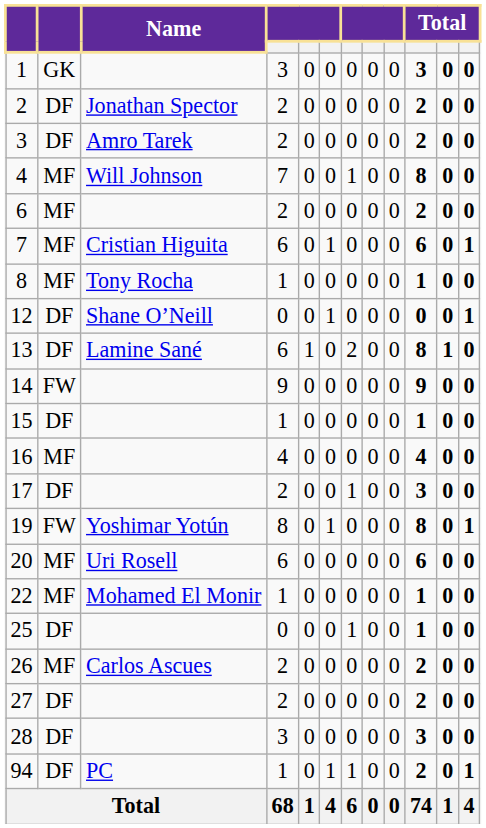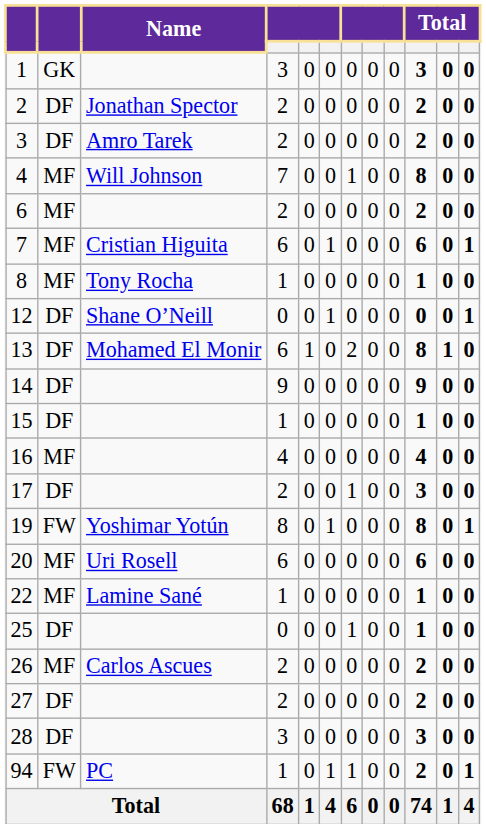(144, 350) Lamine Sané -> (174, 350) Mohamed El Monir
(59, 385) FW -> (59, 385) DF
(174, 595) Mohamed El Monir -> (144, 595) Lamine Sané
(59, 771) DF -> (59, 771) FW
